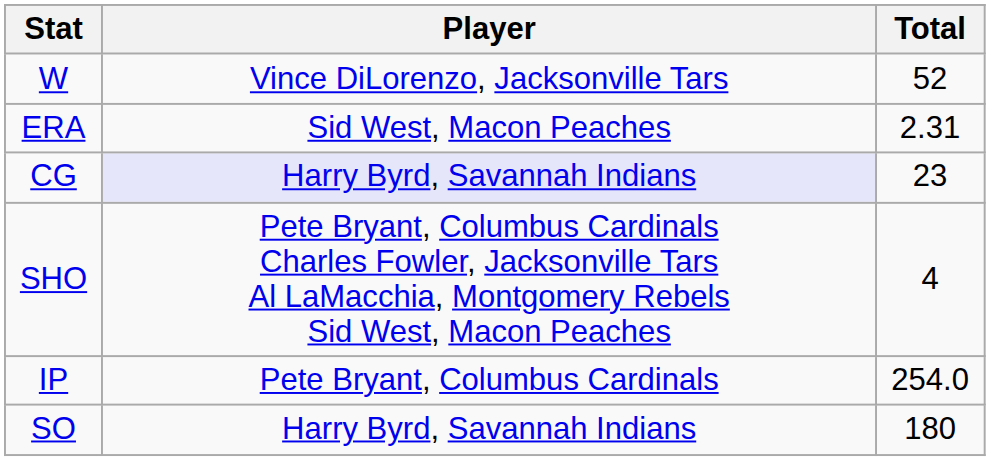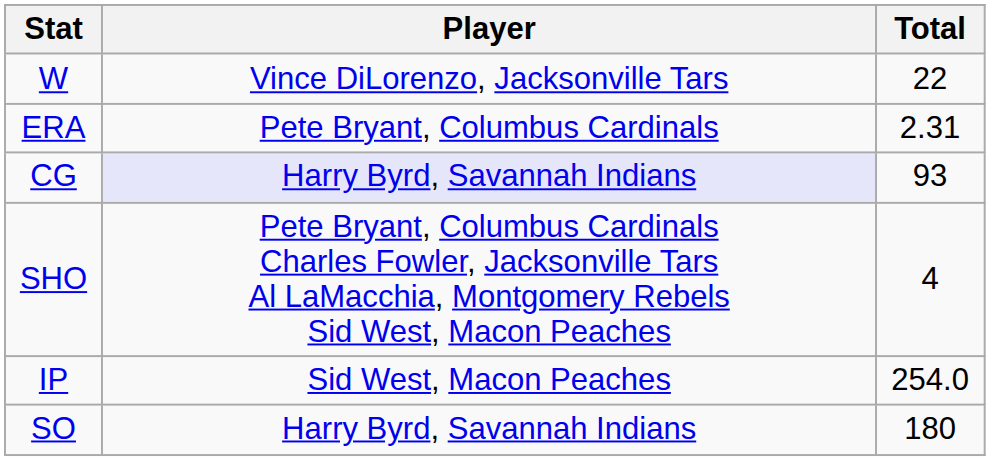(930, 78) 52 -> (930, 78) 22
(489, 127) Sid West, Macon Peaches -> (489, 127) Pete Bryant, Columbus Cardinals
(930, 176) 23 -> (930, 176) 93
(489, 380) Pete Bryant, Columbus Cardinals -> (489, 380) Sid West, Macon Peaches
